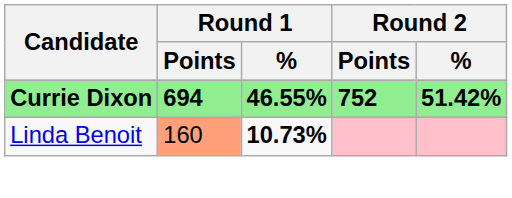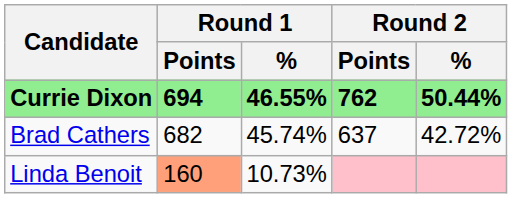(357, 98) 752 -> (357, 98) 762
(461, 98) 51.42% -> (461, 98) 50.44%
+ row: (80, 135)
(287, 135) bold -> (287, 173) normal
